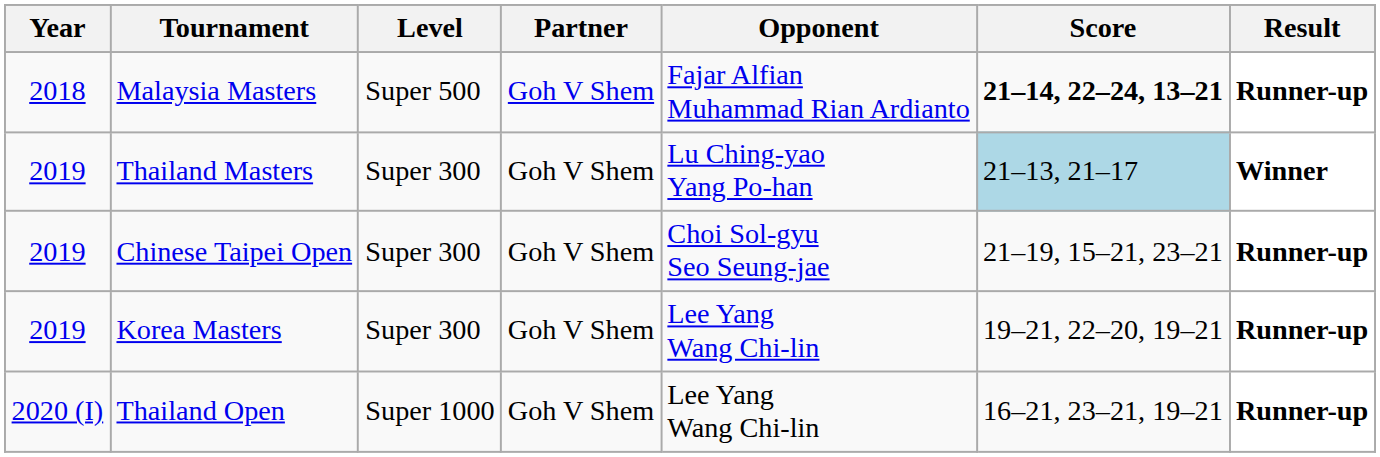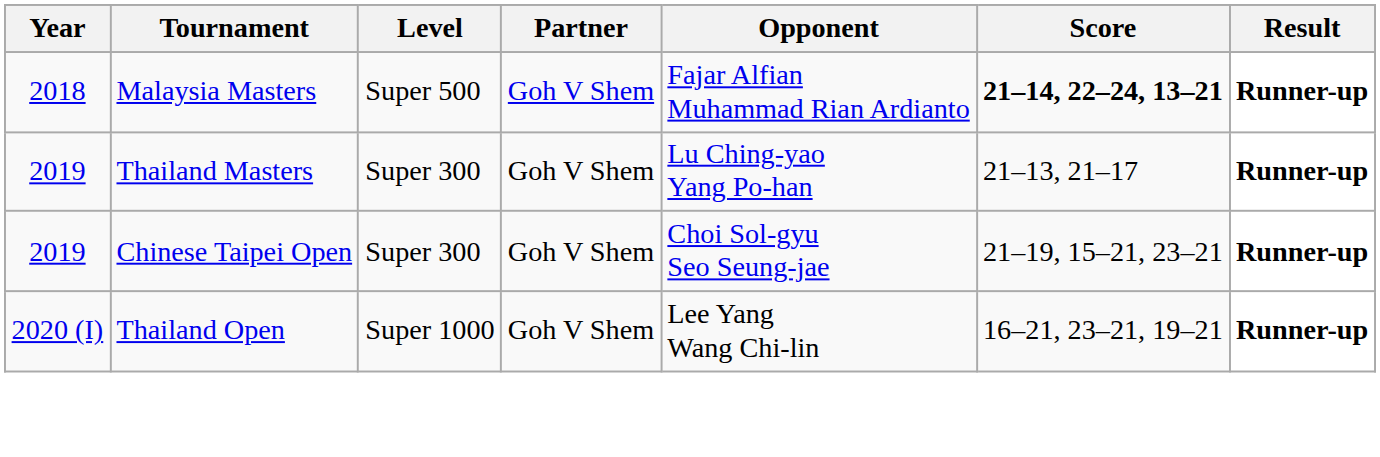(1061, 171) lightblue background -> (1061, 171) no background
(1282, 171) Winner -> (1302, 171) Runner-up
- row: (199, 330)
